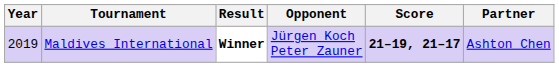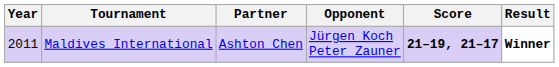columns swapped: (509, 15) <-> (242, 15)
(23, 44) 2019 -> (23, 44) 2011
